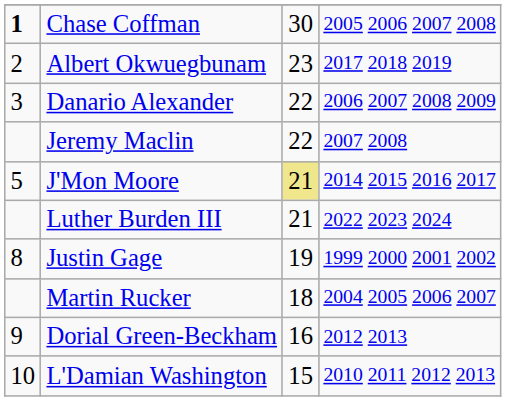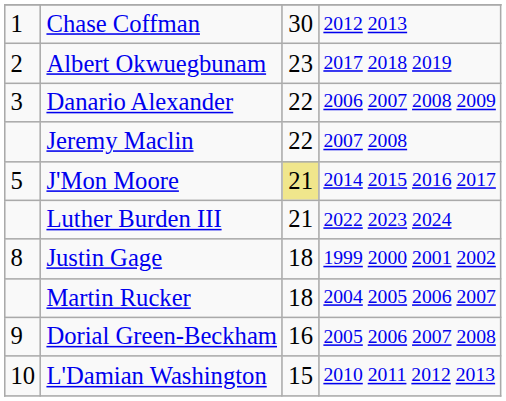(17, 24) bold -> (17, 24) normal
(410, 24) 2005 2006 2007 2008 -> (365, 24) 2012 2013
(301, 258) 19 -> (301, 258) 18
(365, 336) 2012 2013 -> (410, 336) 2005 2006 2007 2008
